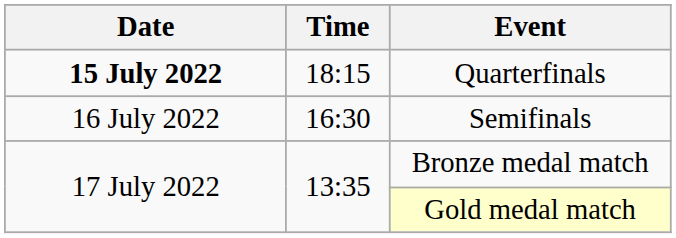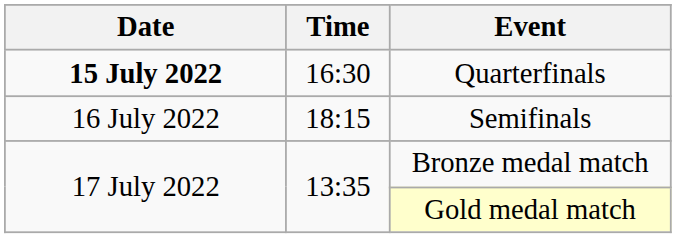(338, 72) 18:15 -> (338, 72) 16:30
(338, 118) 16:30 -> (338, 118) 18:15
